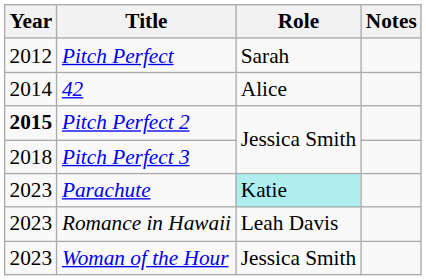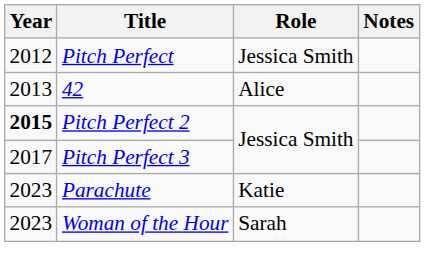(265, 55) Sarah -> (296, 55) Jessica Smith
(31, 88) 2014 -> (31, 88) 2013
(31, 156) 2018 -> (31, 156) 2017
(264, 190) paleturquoise background -> (261, 190) no background
- row: (146, 223)
(298, 257) Jessica Smith -> (262, 223) Sarah
